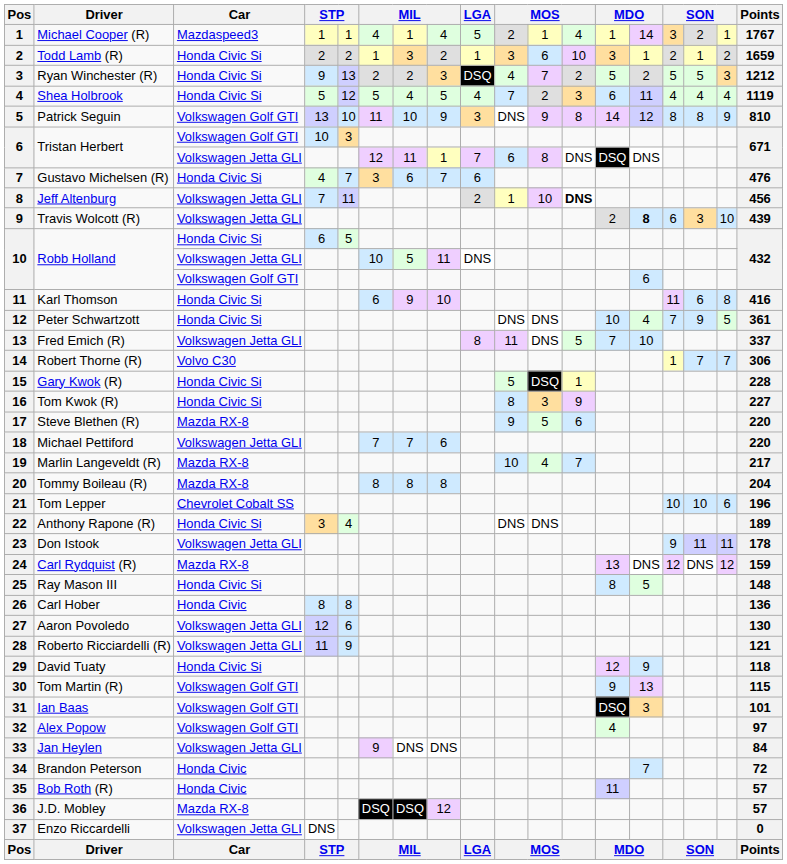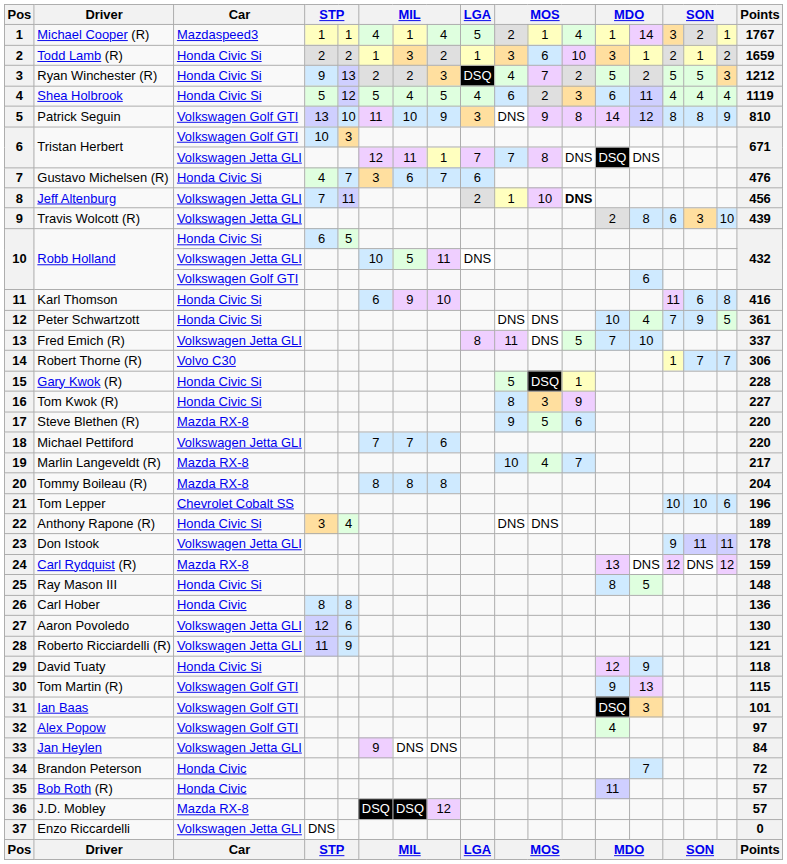(511, 96) 7 -> (511, 96) 6
(511, 157) 6 -> (511, 157) 7
(646, 218) bold -> (646, 218) normal
